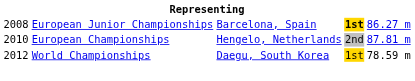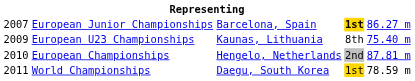(16, 25) 2008 -> (16, 25) 2007
+ row: (113, 40)
(16, 55) 2012 -> (16, 70) 2011
